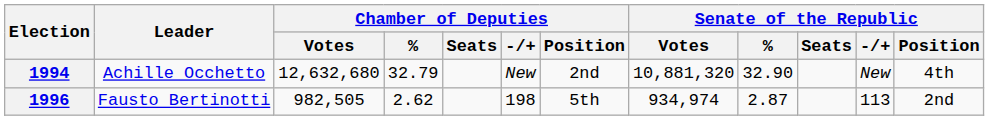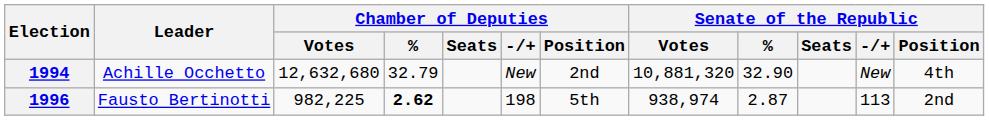(329, 101) 982,505 -> (329, 101) 982,225
(413, 101) normal -> (413, 101) bold
(684, 101) 934,974 -> (684, 101) 938,974
